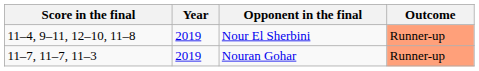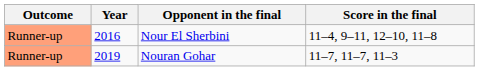columns swapped: (430, 14) <-> (88, 14)
(188, 35) 2019 -> (107, 35) 2016
